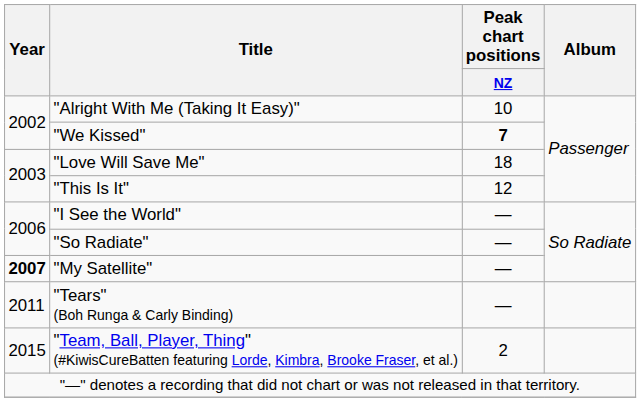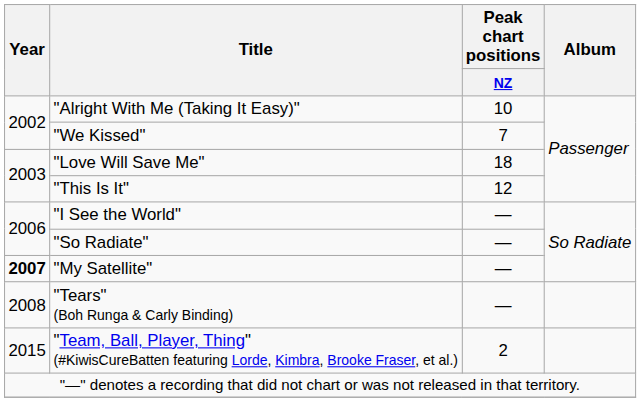(503, 135) bold -> (503, 135) normal
(26, 304) 2011 -> (27, 304) 2008
